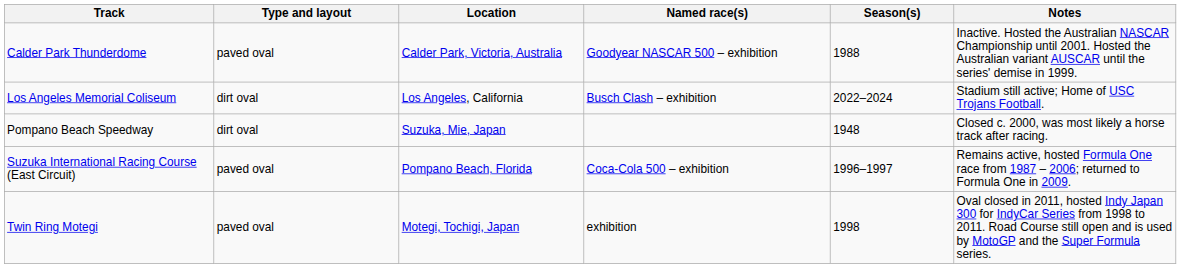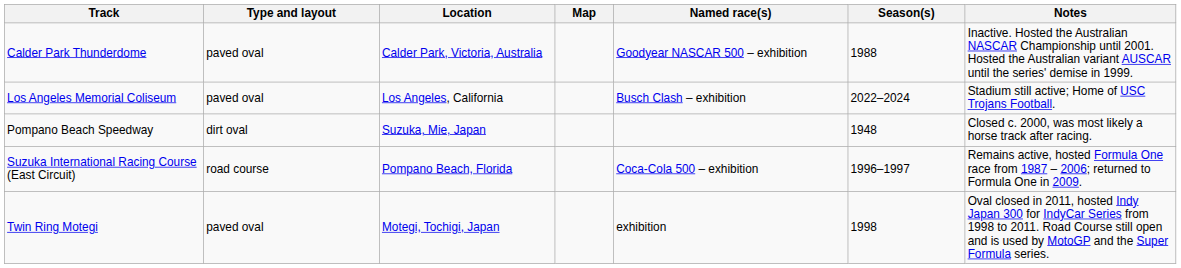+ column: (584, 13)
(237, 98) dirt oval -> (235, 98) paved oval
(245, 168) paved oval -> (238, 168) road course
